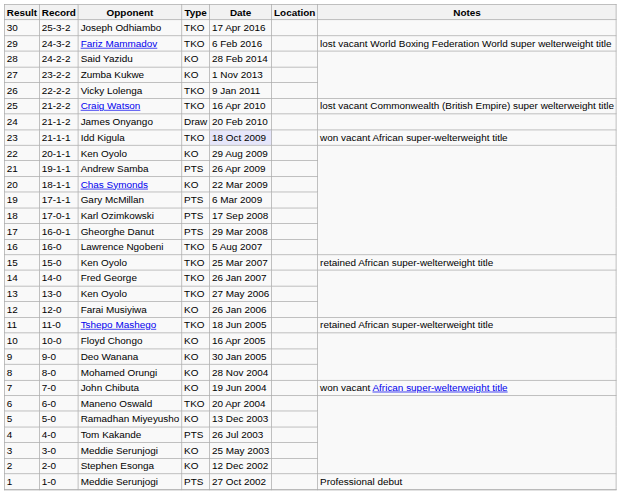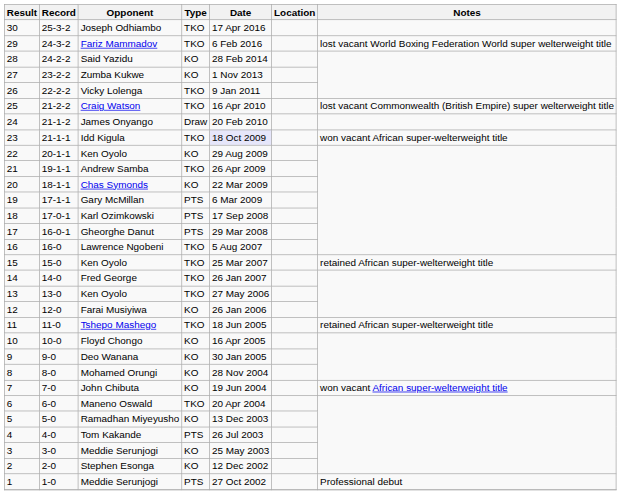(194, 168) PTS -> (194, 168) TKO
